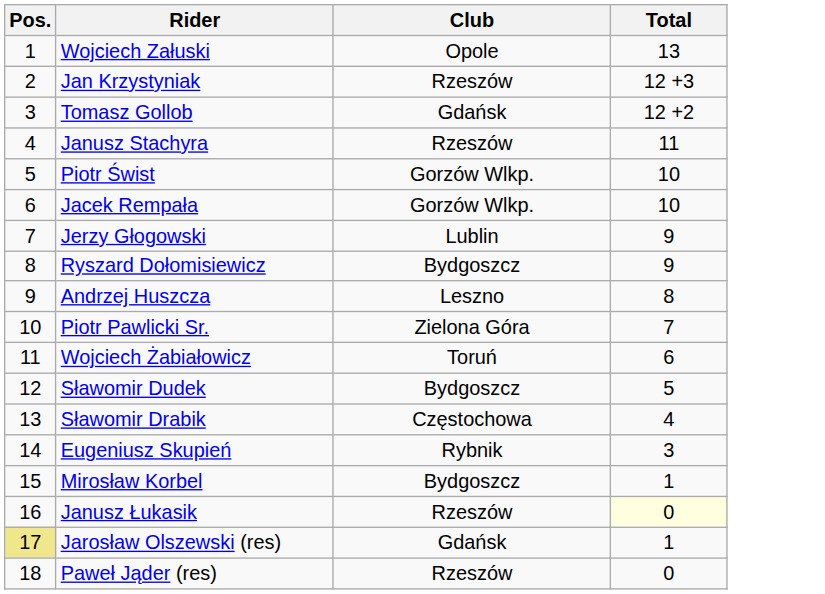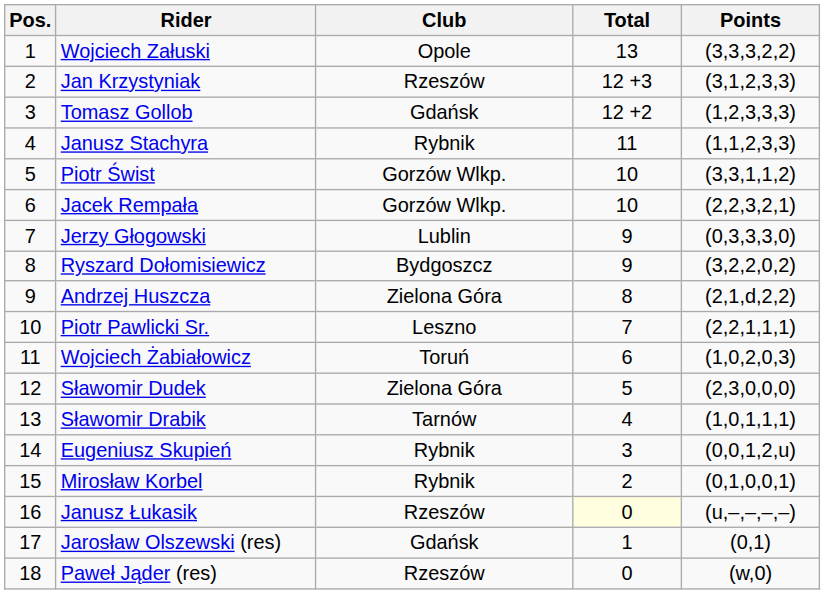+ column: (751, 20)
(472, 143) Rzeszów -> (444, 143) Rybnik
(472, 297) Leszno -> (444, 297) Zielona Góra
(472, 327) Zielona Góra -> (444, 327) Leszno
(472, 389) Bydgoszcz -> (444, 389) Zielona Góra
(472, 419) Częstochowa -> (444, 419) Tarnów
(472, 481) Bydgoszcz -> (444, 481) Rybnik
(669, 481) 1 -> (627, 481) 2
(30, 542) khaki background -> (30, 542) no background
